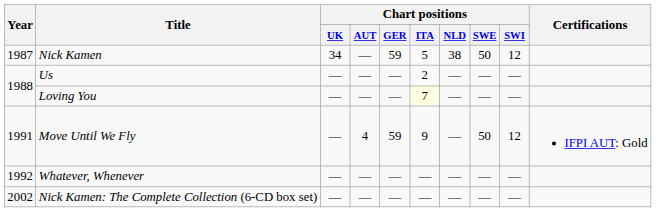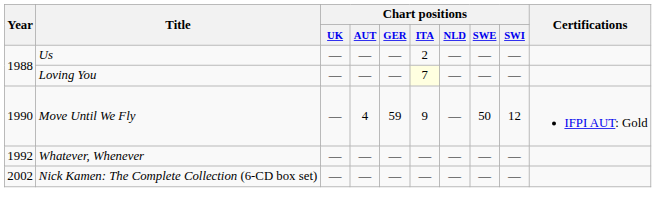- row: (70, 55)
(20, 136) 1991 -> (20, 115) 1990
